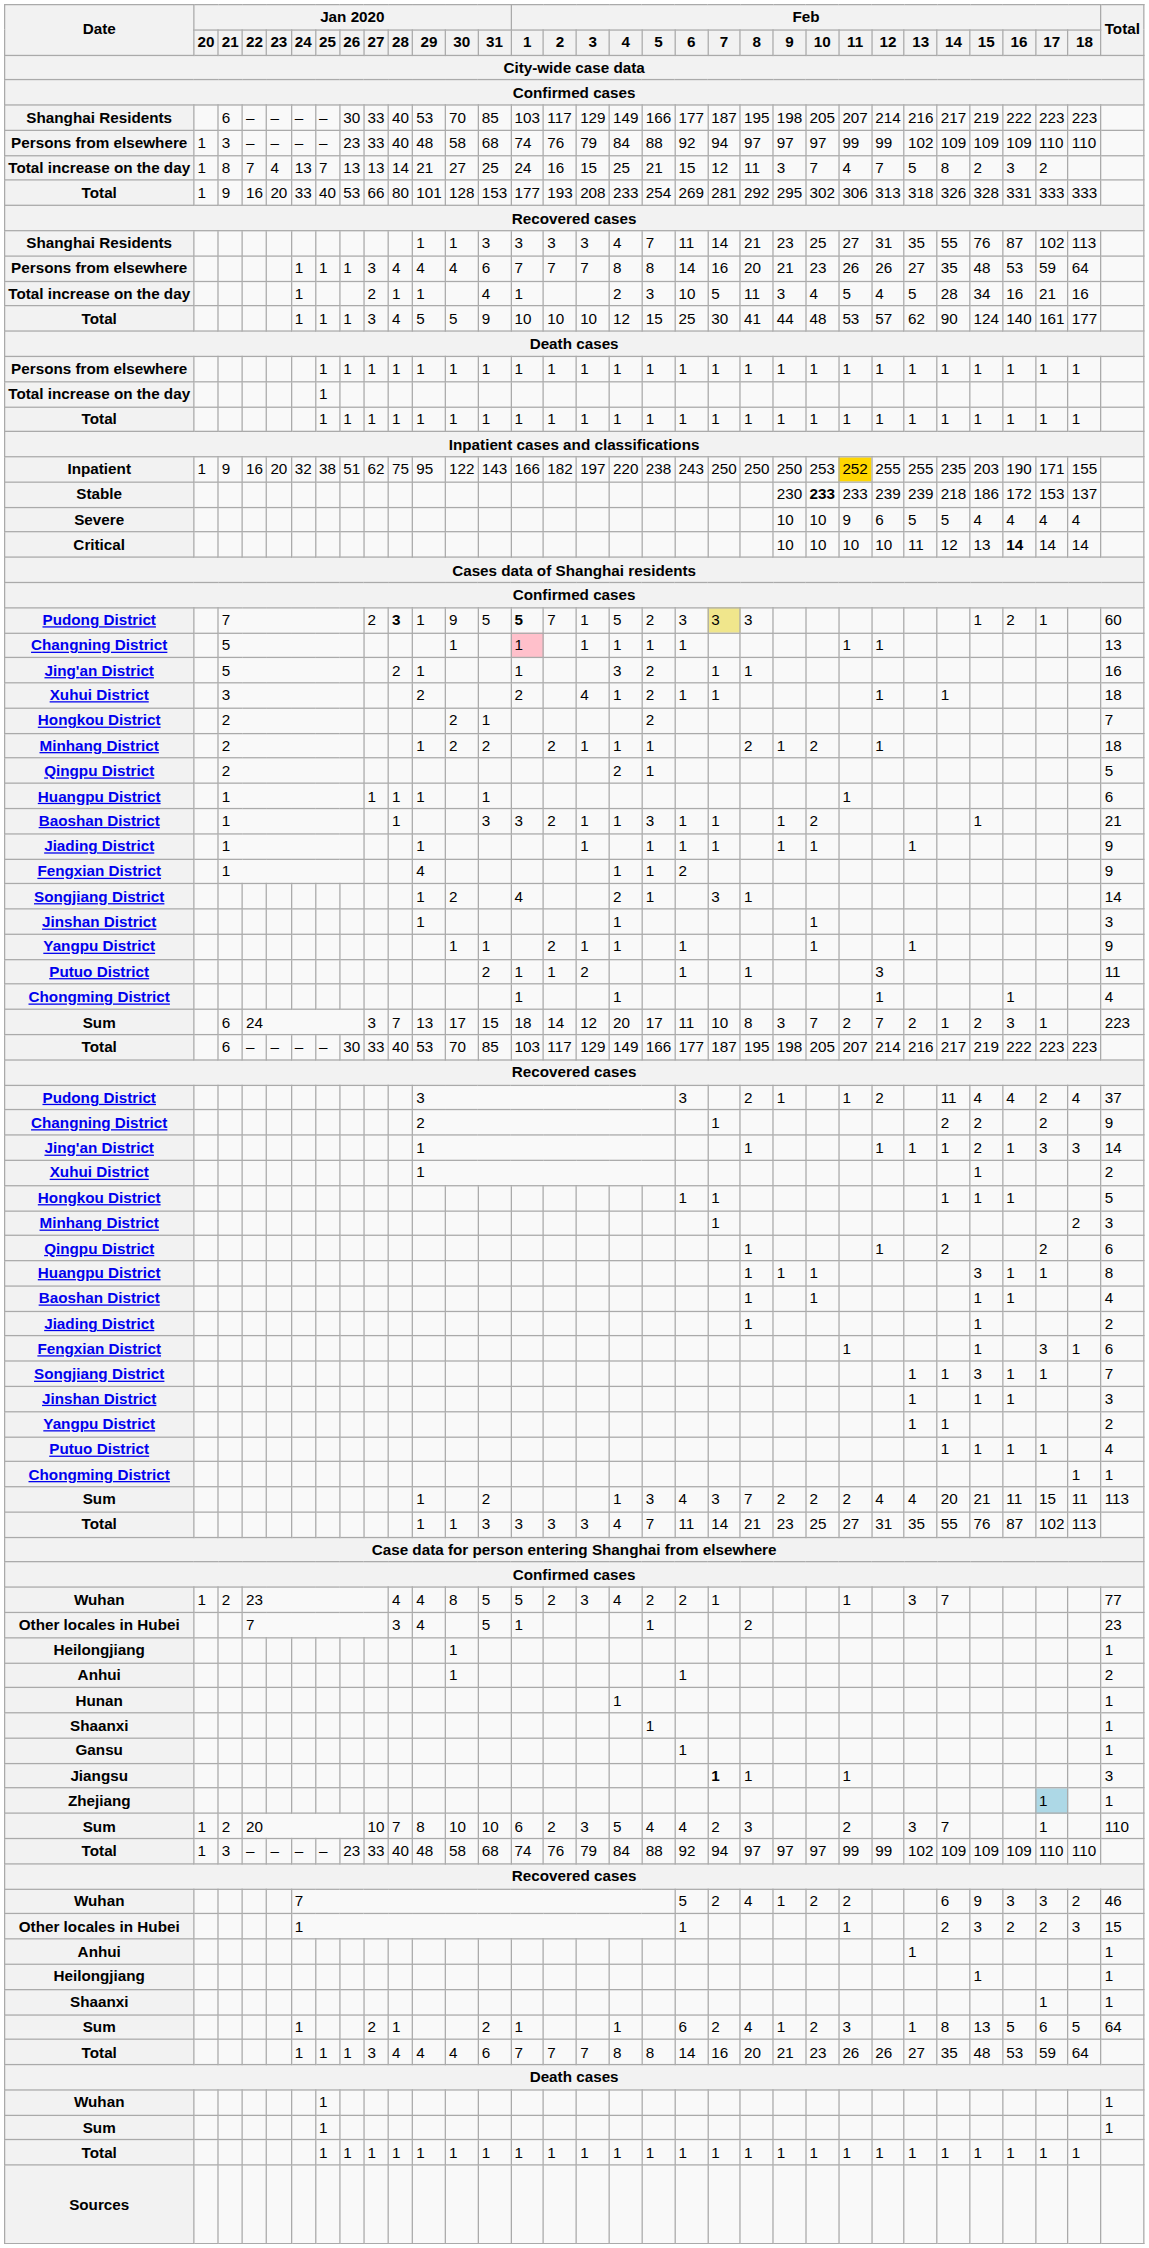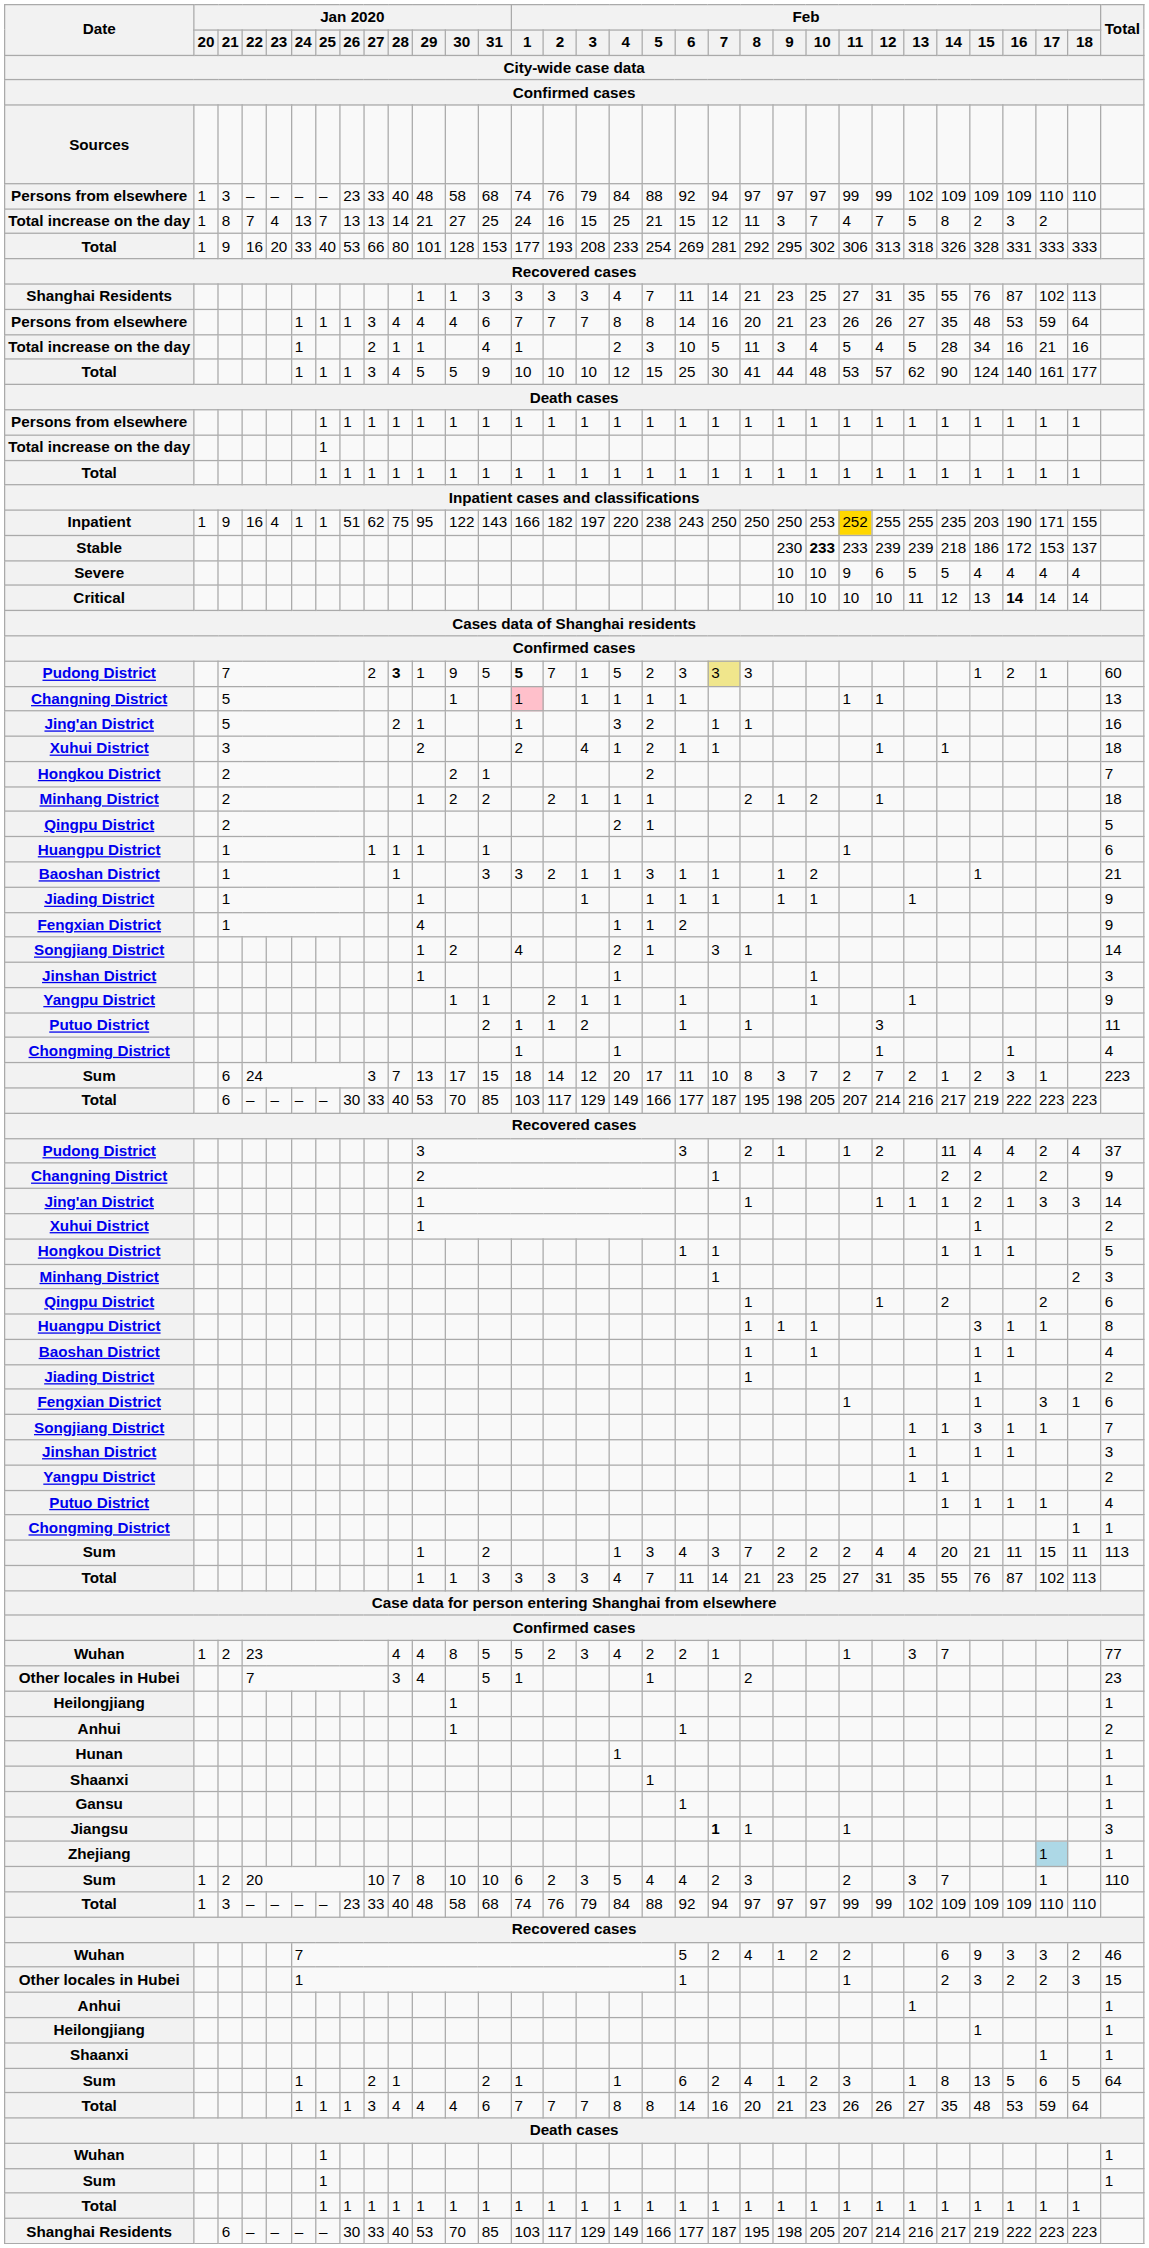rows swapped: (99, 118) <-> (99, 2204)
(279, 469) 20 -> (275, 523) 4
(303, 469) 32 -> (299, 523) 1
(327, 469) 38 -> (323, 523) 1
